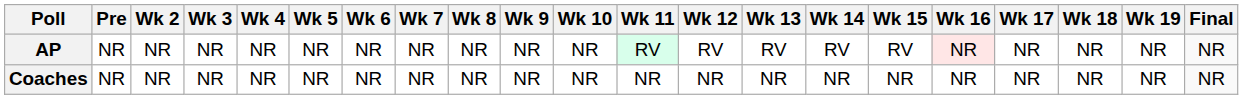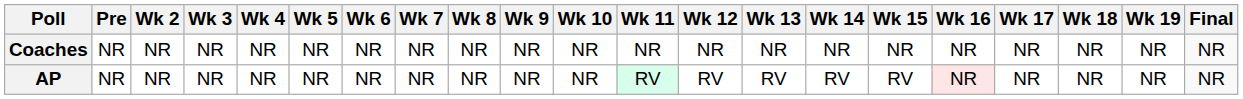rows swapped: (48, 49) <-> (48, 79)
